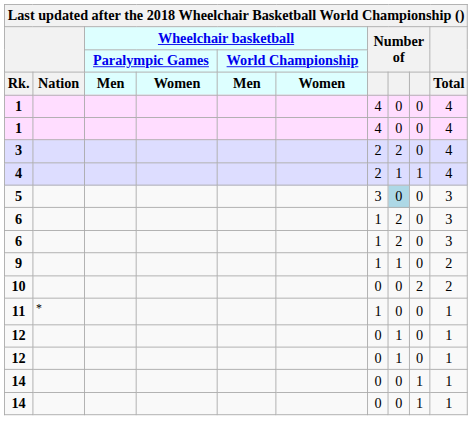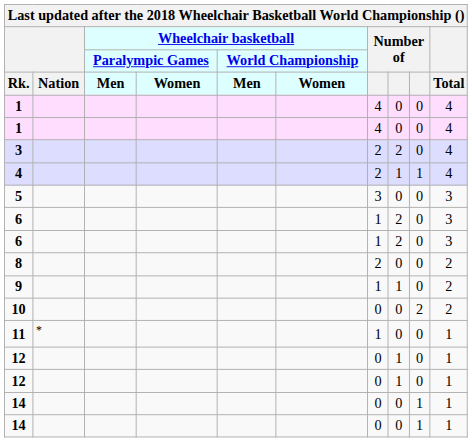(399, 196) lightblue background -> (399, 196) no background
+ row: (19, 264)
